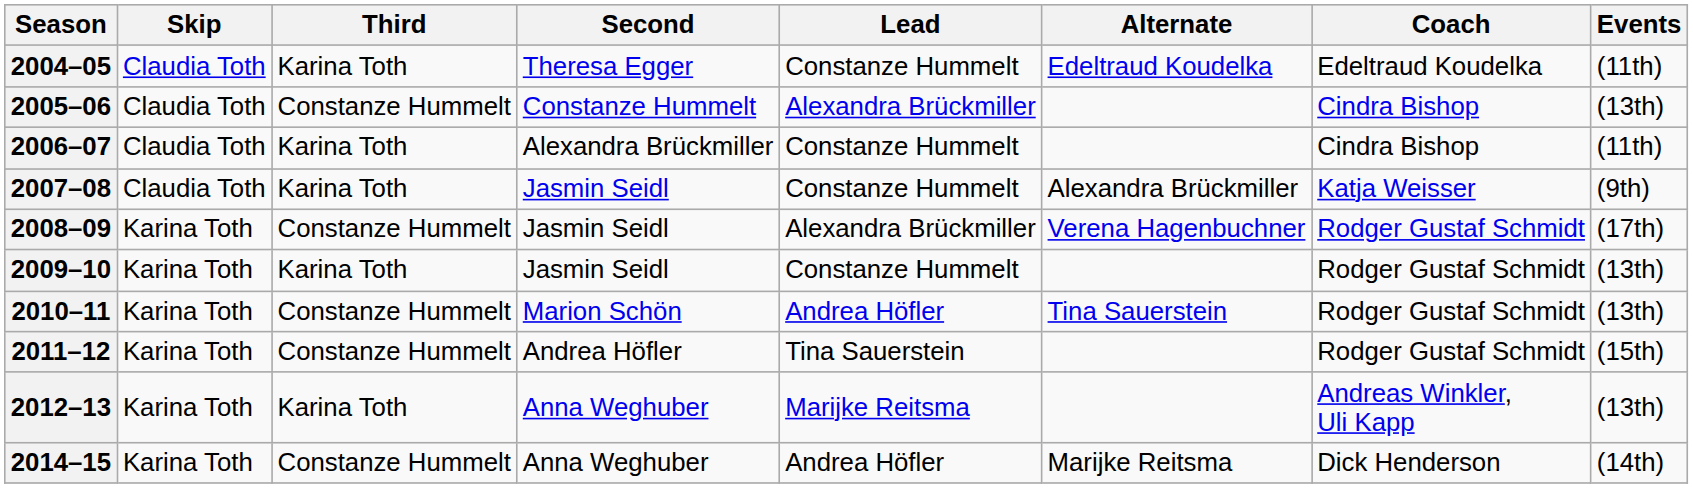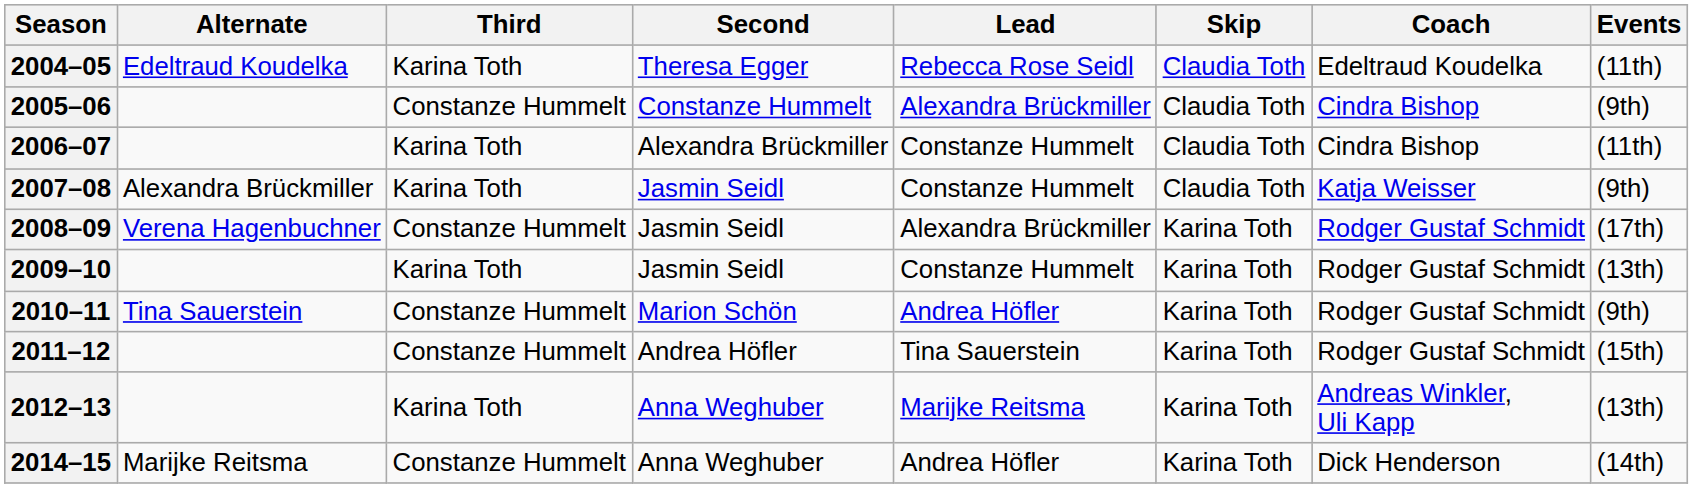columns swapped: (194, 24) <-> (1176, 24)
(902, 65) Constanze Hummelt -> (1017, 65) Rebecca Rose Seidl
(1631, 106) (13th) -> (1623, 106) (9th)
(1631, 310) (13th) -> (1623, 310) (9th)
